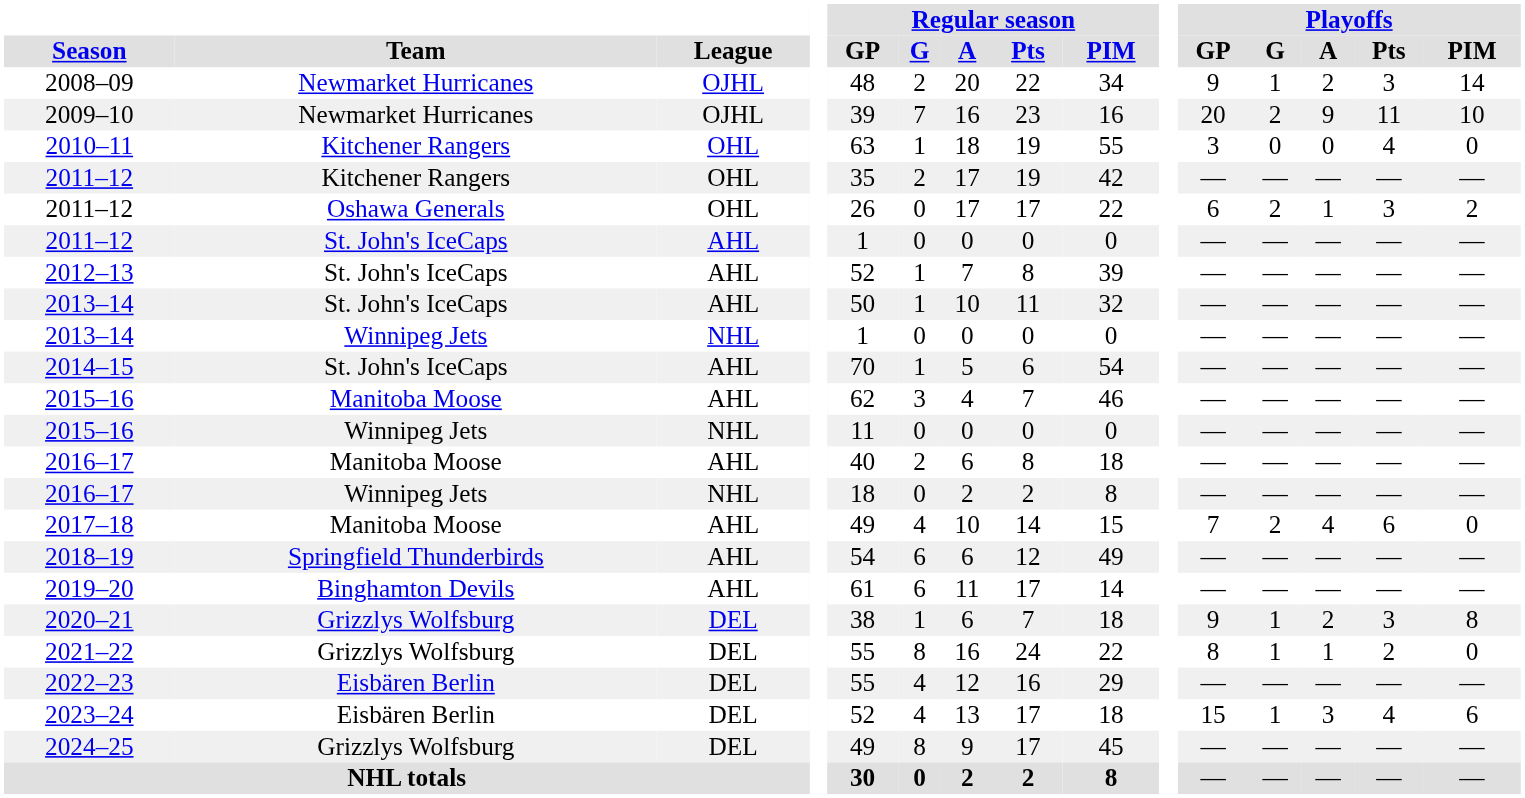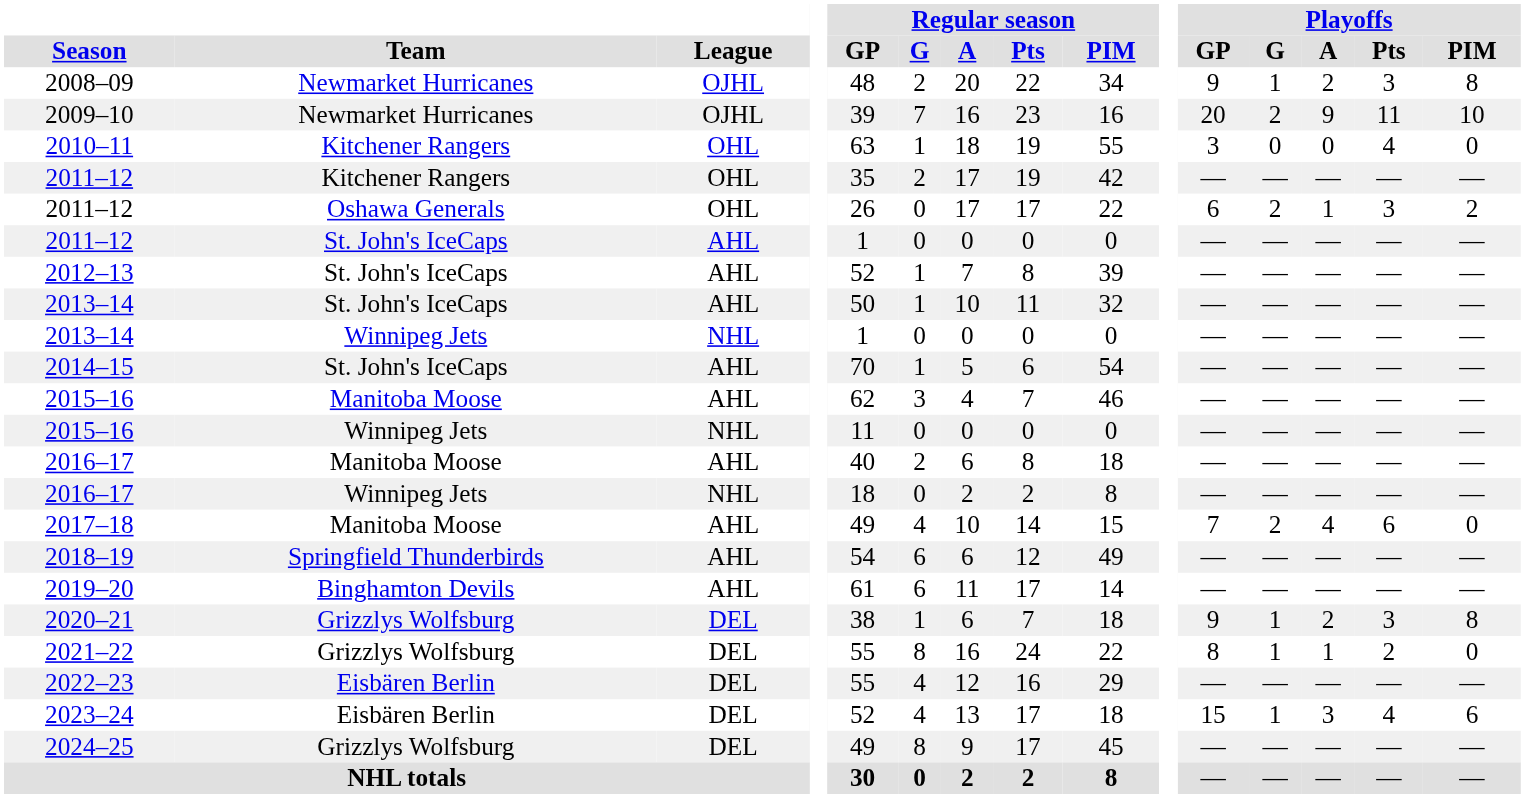(1472, 82) 14 -> (1472, 82) 8
